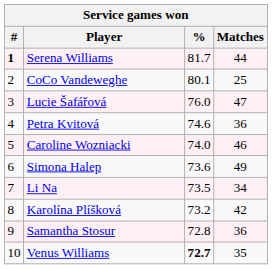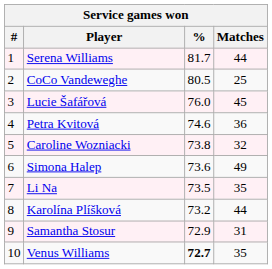(11, 58) bold -> (11, 58) normal
(199, 80) 80.1 -> (199, 80) 80.5
(240, 102) 47 -> (240, 102) 45
(199, 145) 74.0 -> (199, 145) 73.8
(240, 145) 46 -> (240, 145) 32
(240, 188) 34 -> (240, 188) 35
(240, 210) 42 -> (240, 210) 44
(199, 231) 72.8 -> (199, 231) 72.9
(240, 231) 36 -> (240, 231) 31
